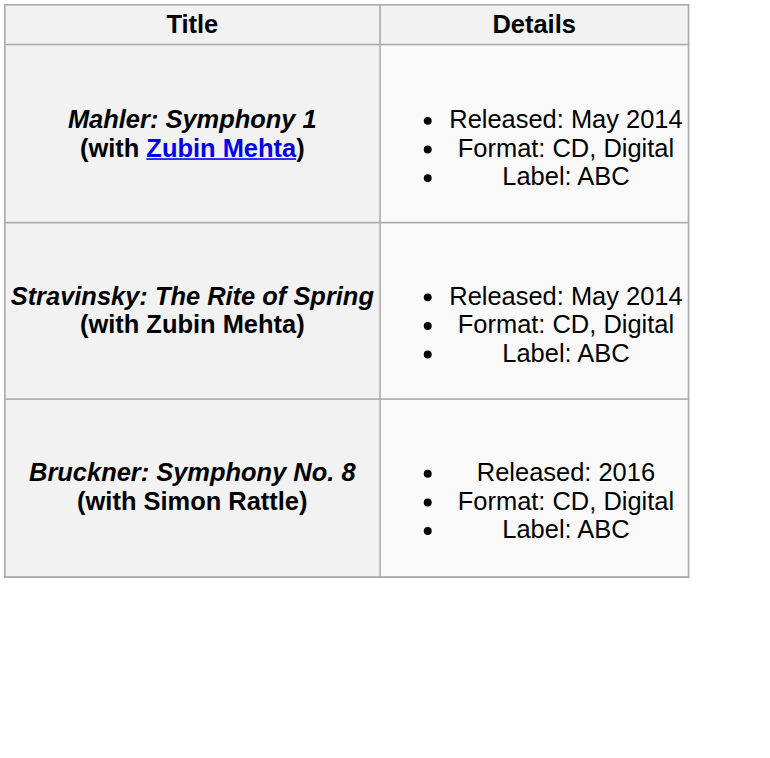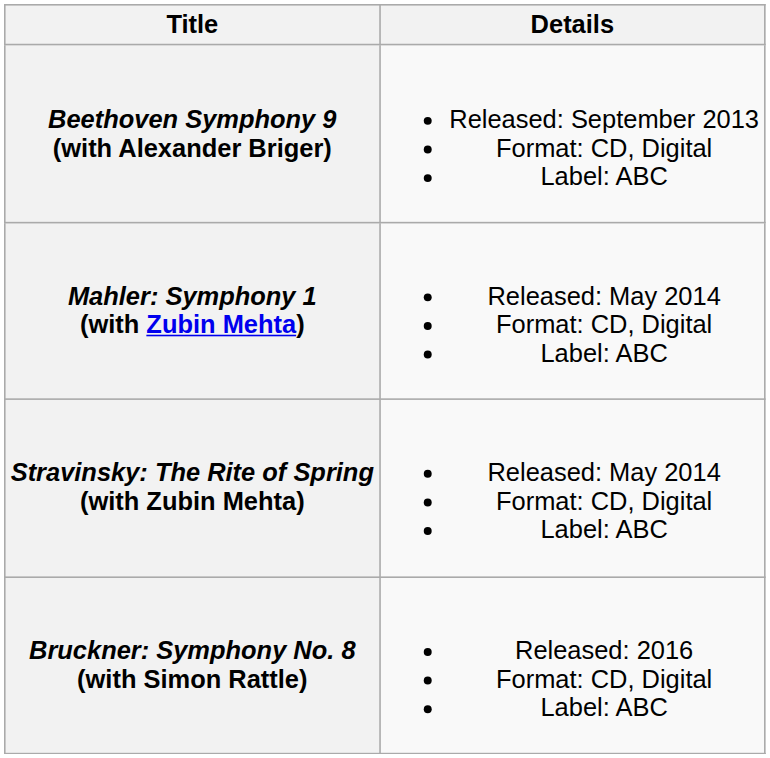+ row: (192, 133)
